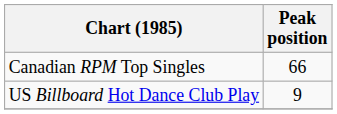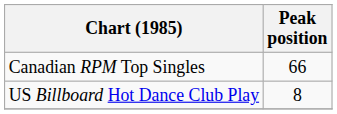(297, 94) 9 -> (297, 94) 8
